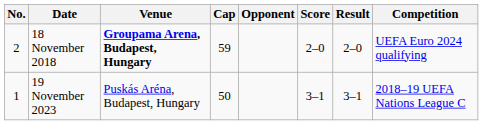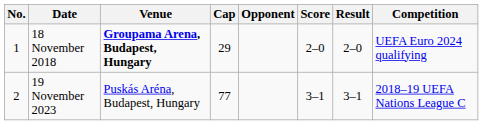(16, 48) 2 -> (16, 48) 1
(224, 48) 59 -> (224, 48) 29
(16, 96) 1 -> (16, 96) 2
(224, 96) 50 -> (224, 96) 77
